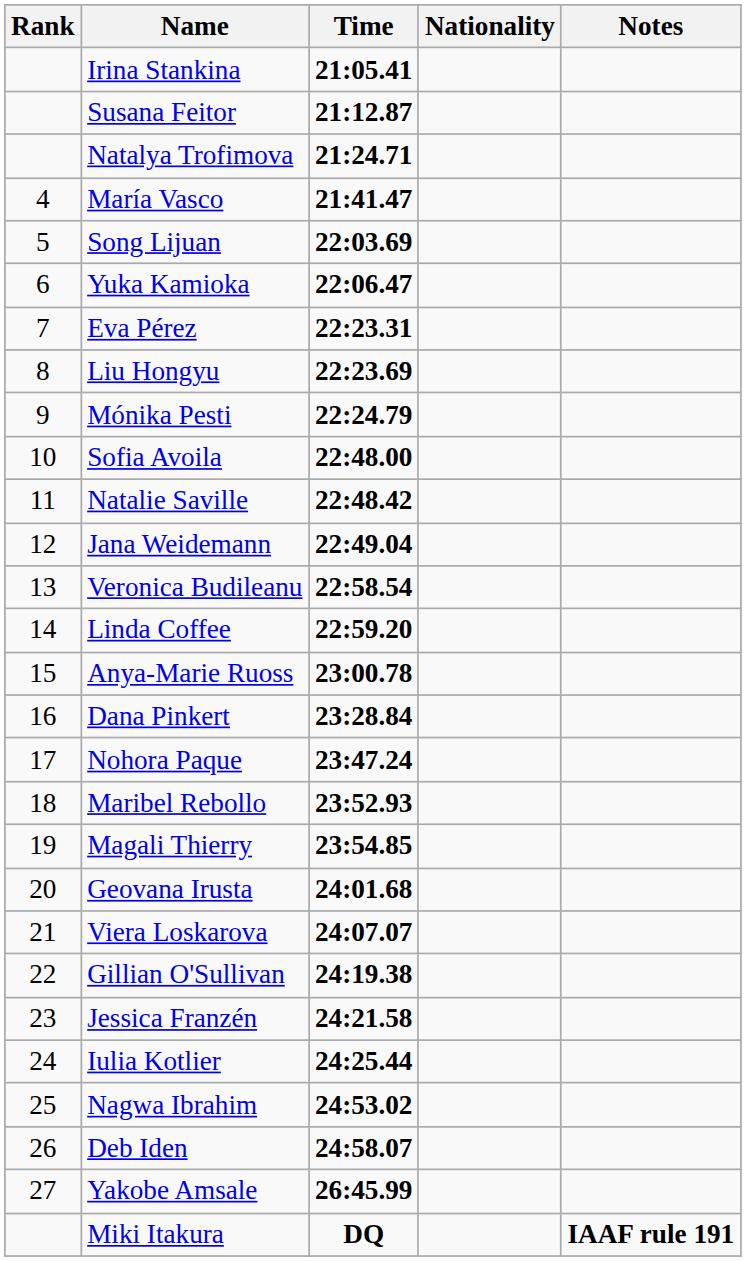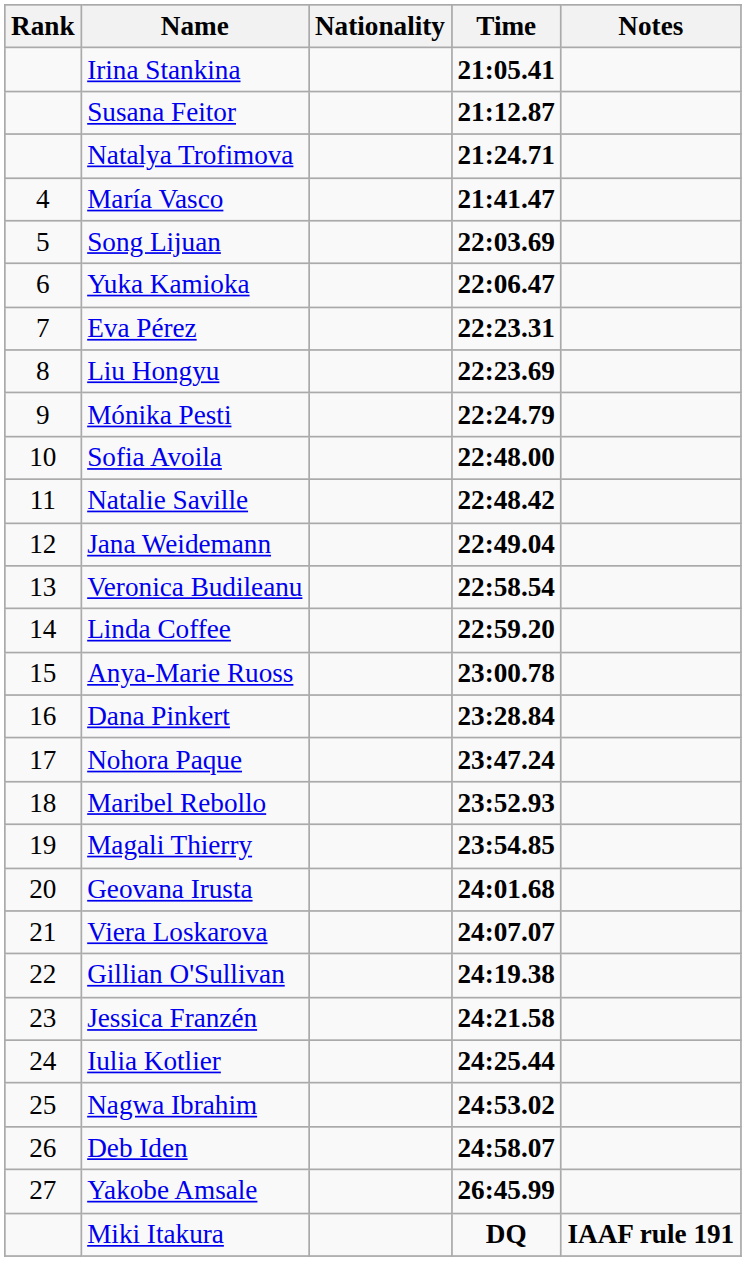columns swapped: (490, 26) <-> (364, 26)
